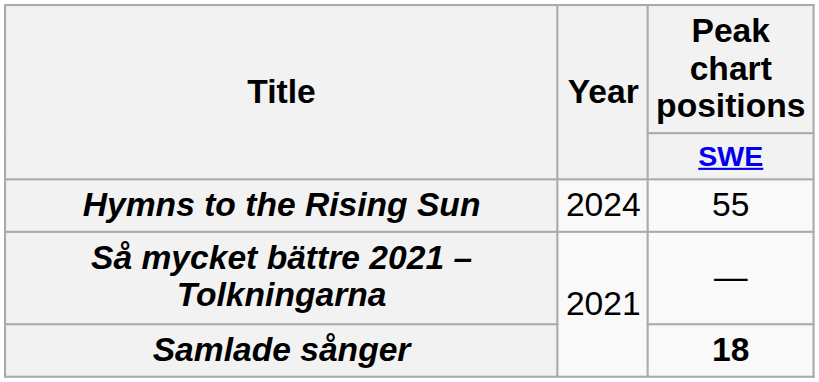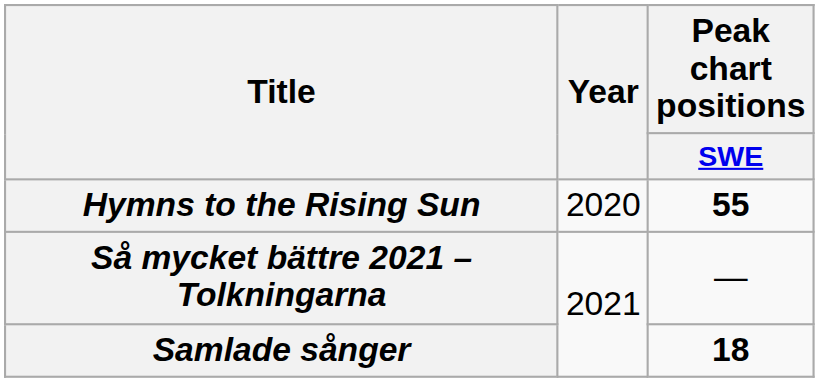(603, 205) 2024 -> (603, 205) 2020
(731, 205) normal -> (731, 205) bold
